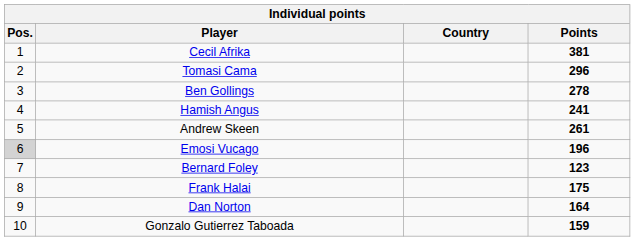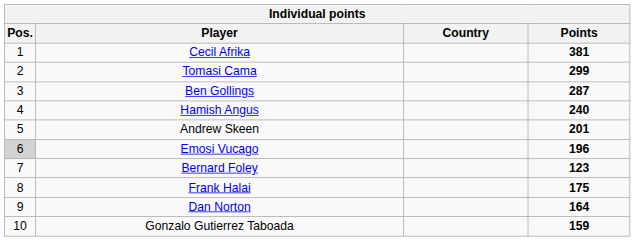(579, 71) 296 -> (579, 71) 299
(579, 91) 278 -> (579, 91) 287
(579, 110) 241 -> (579, 110) 240
(579, 129) 261 -> (579, 129) 201
